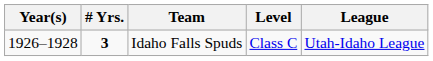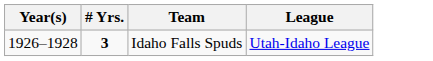- column: (273, 17)
